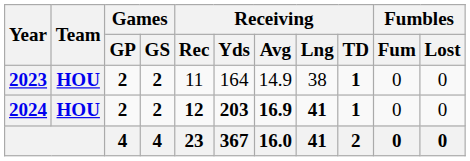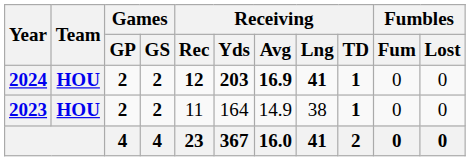rows swapped: (28, 79) <-> (28, 110)
